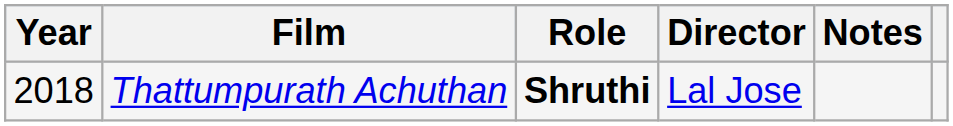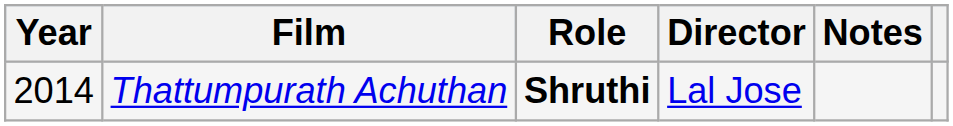(54, 90) 2018 -> (54, 90) 2014
